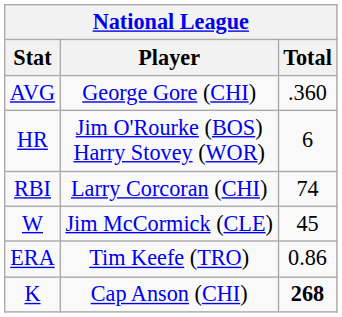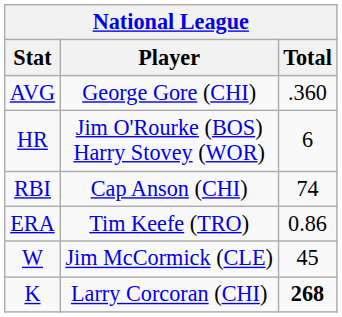(169, 188) Larry Corcoran (CHI) -> (169, 188) Cap Anson (CHI)
rows swapped: (32, 223) <-> (32, 258)
(169, 294) Cap Anson (CHI) -> (169, 294) Larry Corcoran (CHI)
